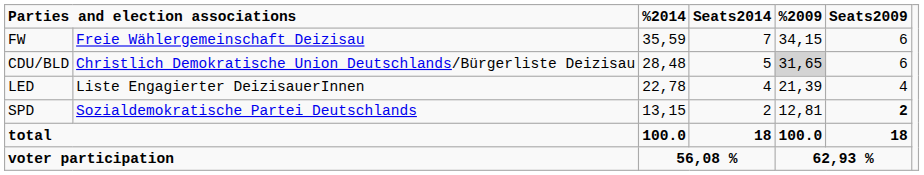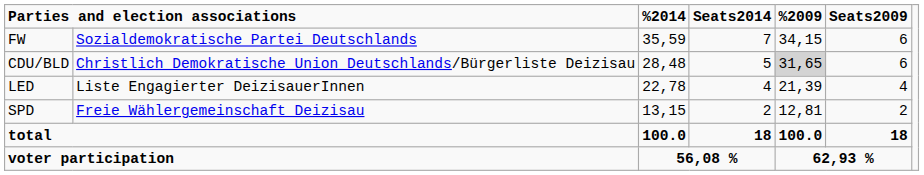(220, 40) Freie Wählergemeinschaft Deizisau -> (246, 40) Sozialdemokratische Partei Deutschlands
(246, 111) Sozialdemokratische Partei Deutschlands -> (220, 111) Freie Wählergemeinschaft Deizisau
(903, 111) bold -> (903, 111) normal
